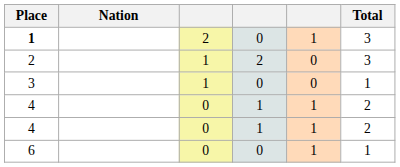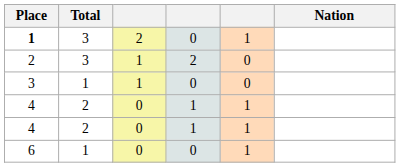columns swapped: (119, 16) <-> (367, 16)
